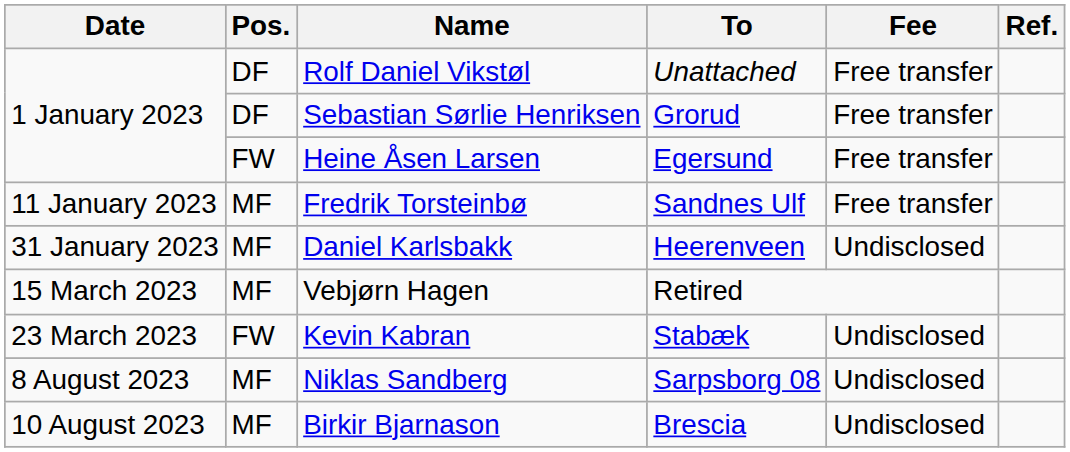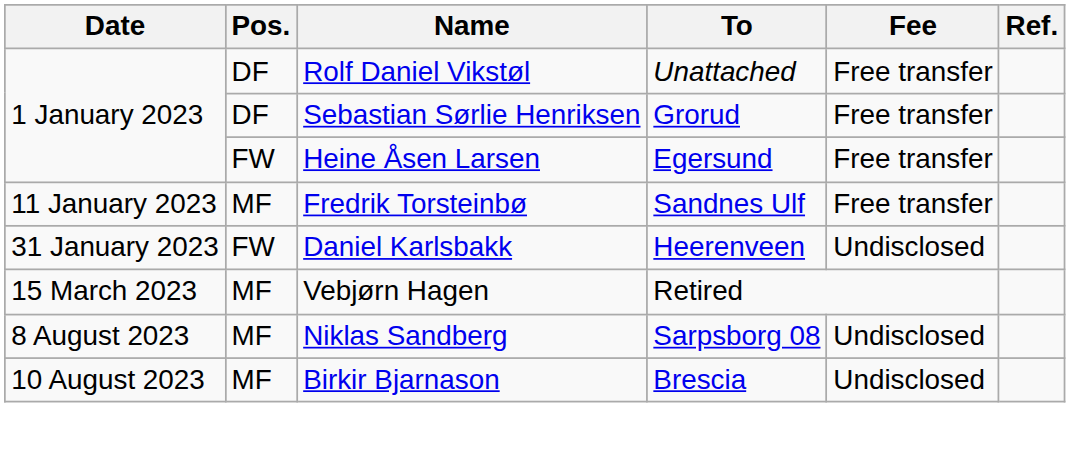(252, 247) MF -> (253, 247) FW
- row: (387, 335)
